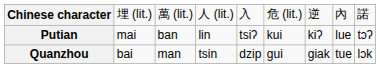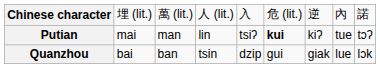(168, 35) ban -> (169, 35) man
(275, 35) normal -> (276, 35) bold
(343, 35) lue -> (344, 35) tue
(169, 54) man -> (168, 54) ban
(344, 54) tue -> (343, 54) lue
